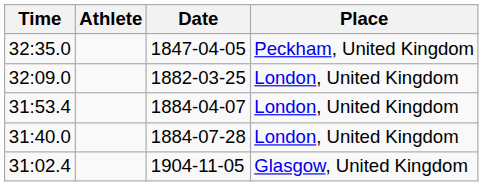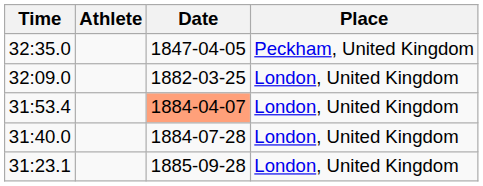(198, 107) no background -> (198, 107) lightsalmon background
+ row: (40, 166)
- row: (40, 166)
